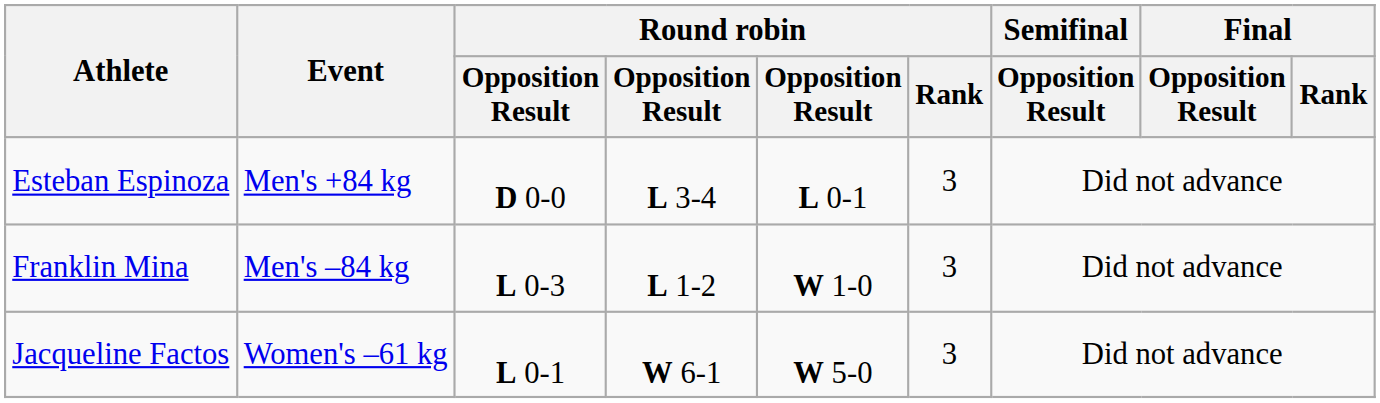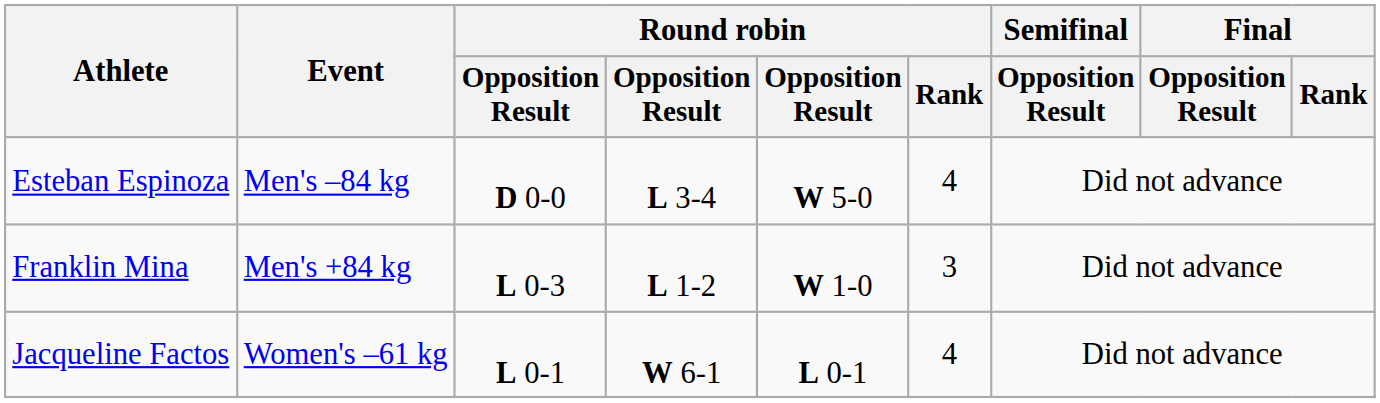(327, 180) Men's +84 kg -> (326, 180) Men's –84 kg
(833, 198) L 0-1 -> (833, 198) W 5-0
(949, 180) 3 -> (949, 180) 4
(326, 267) Men's –84 kg -> (327, 267) Men's +84 kg
(833, 372) W 5-0 -> (833, 372) L 0-1
(949, 354) 3 -> (949, 354) 4
